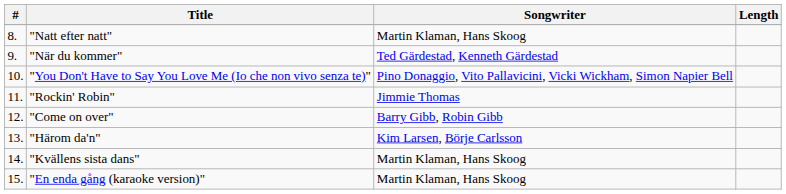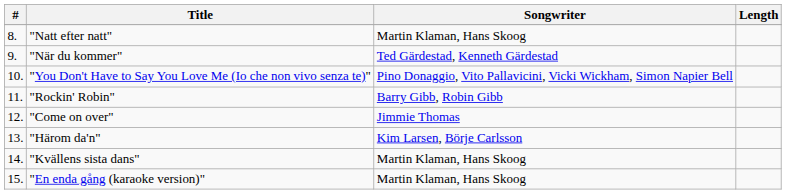(418, 96) Jimmie Thomas -> (440, 96) Barry Gibb, Robin Gibb
(440, 117) Barry Gibb, Robin Gibb -> (418, 117) Jimmie Thomas
